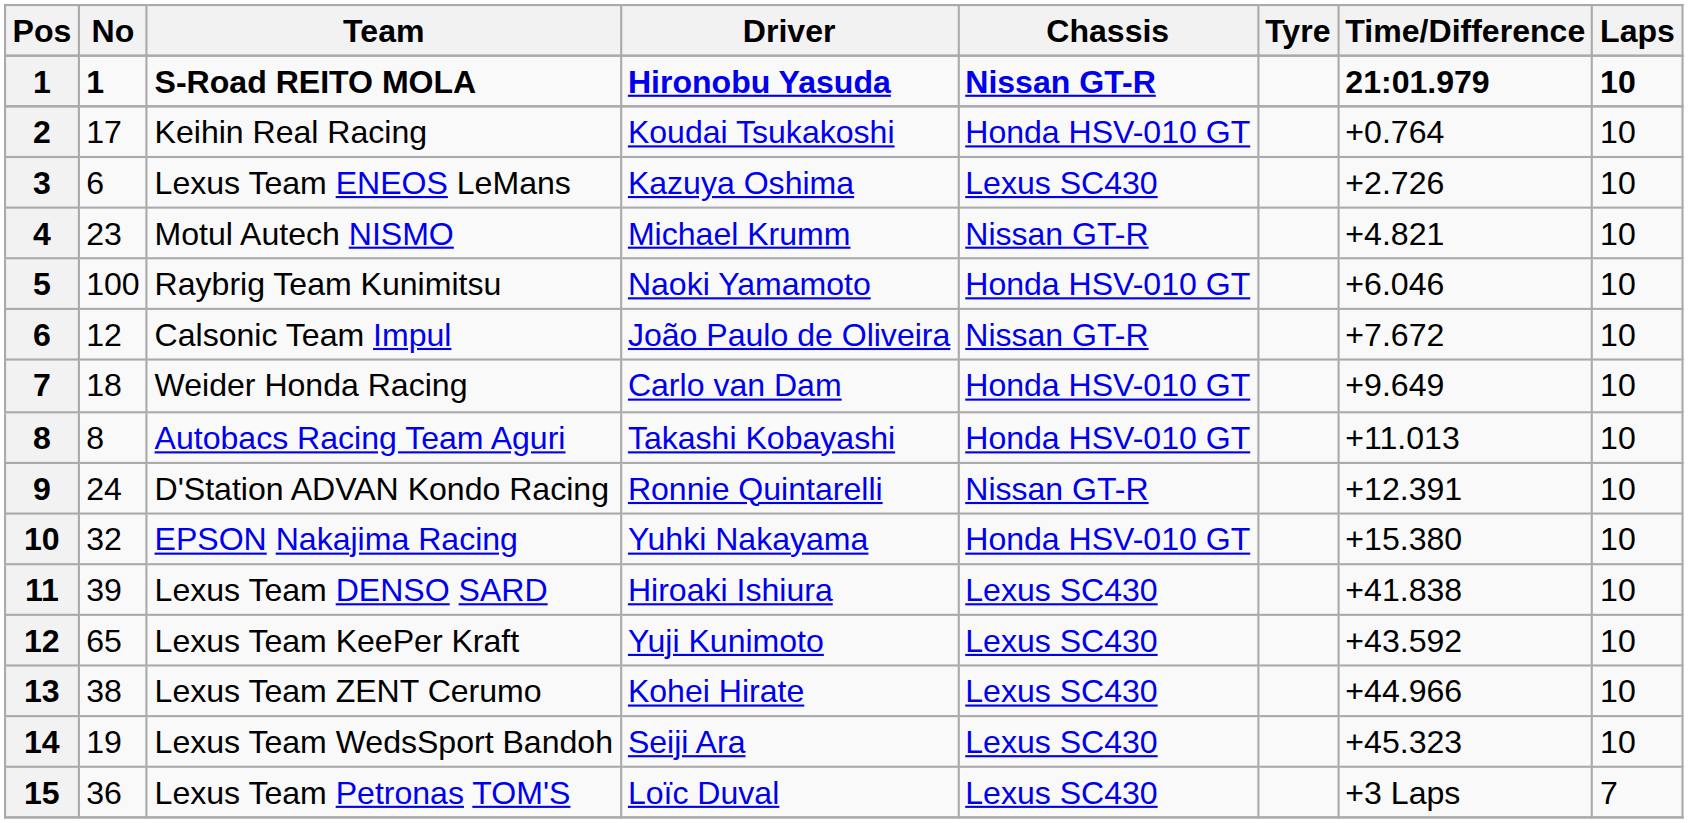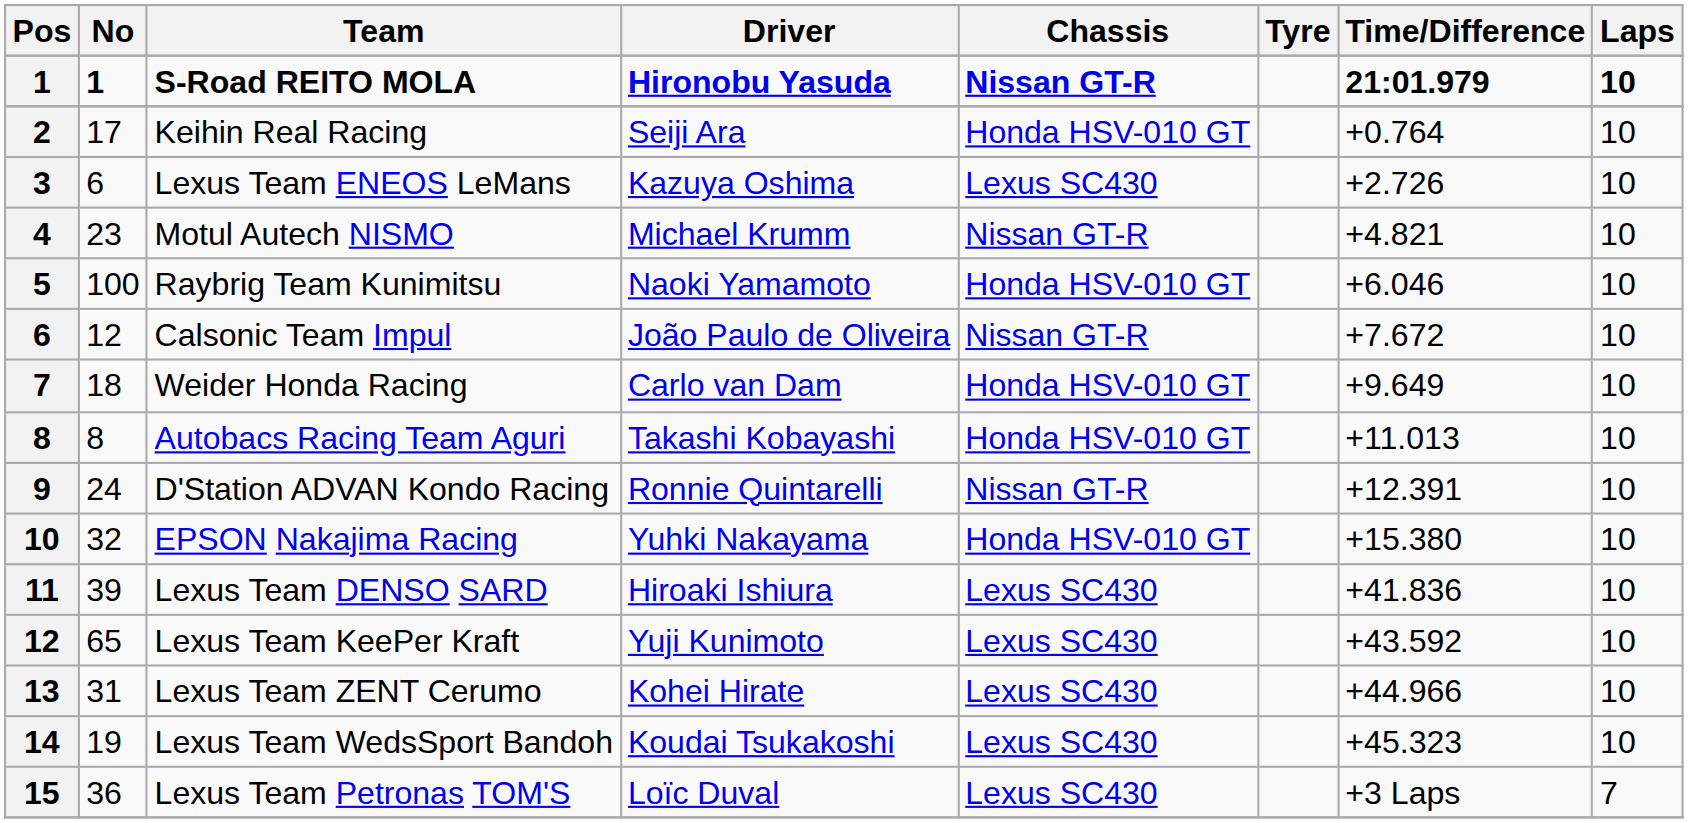(761, 132) Koudai Tsukakoshi -> (687, 132) Seiji Ara
(1404, 589) +41.838 -> (1404, 589) +41.836
(104, 691) 38 -> (104, 691) 31
(687, 741) Seiji Ara -> (761, 741) Koudai Tsukakoshi
